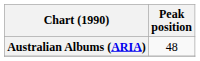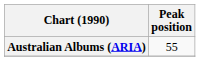(172, 46) 48 -> (172, 46) 55
